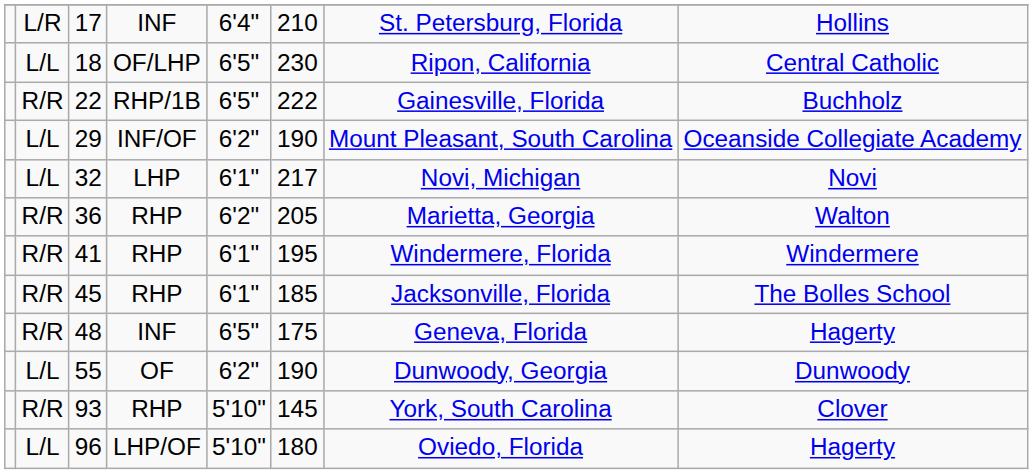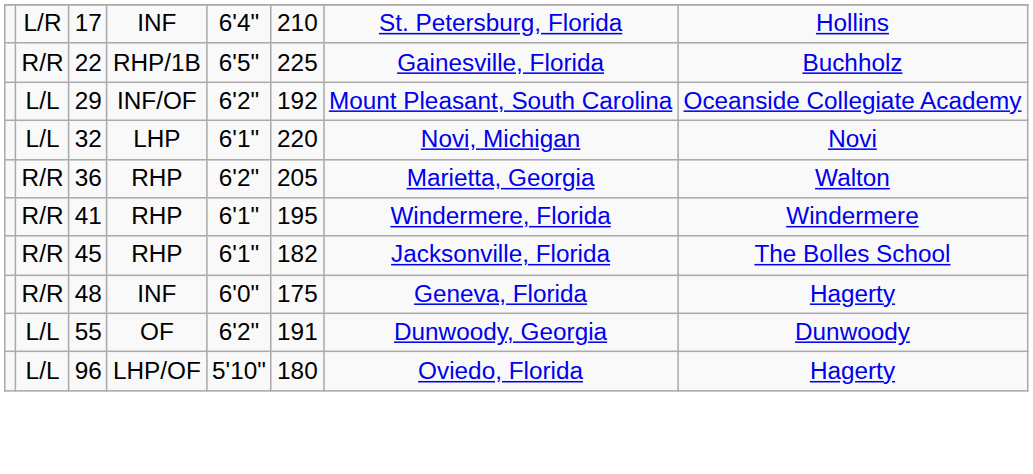- row: (88, 62)
(297, 100) 222 -> (297, 62) 225
(297, 139) 190 -> (297, 100) 192
(297, 178) 217 -> (297, 139) 220
(297, 293) 185 -> (297, 255) 182
(239, 332) 6'5" -> (239, 293) 6'0"
(297, 370) 190 -> (297, 332) 191
- row: (88, 409)
